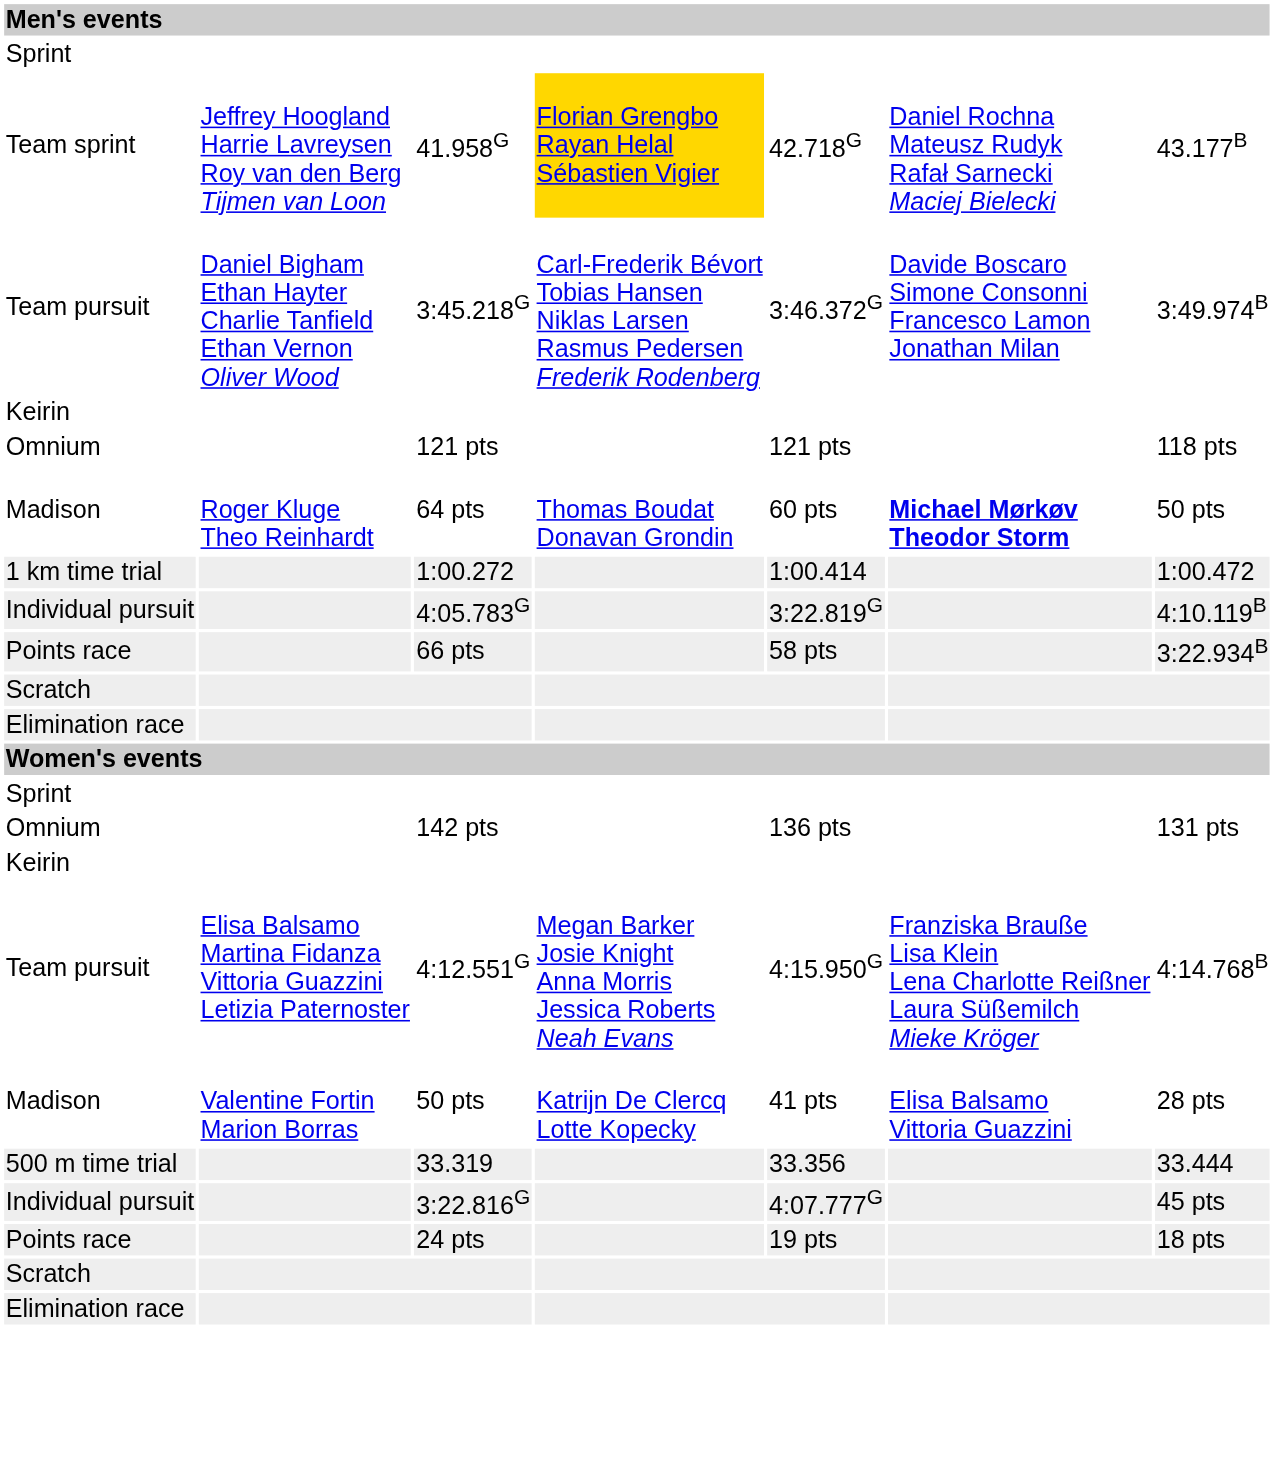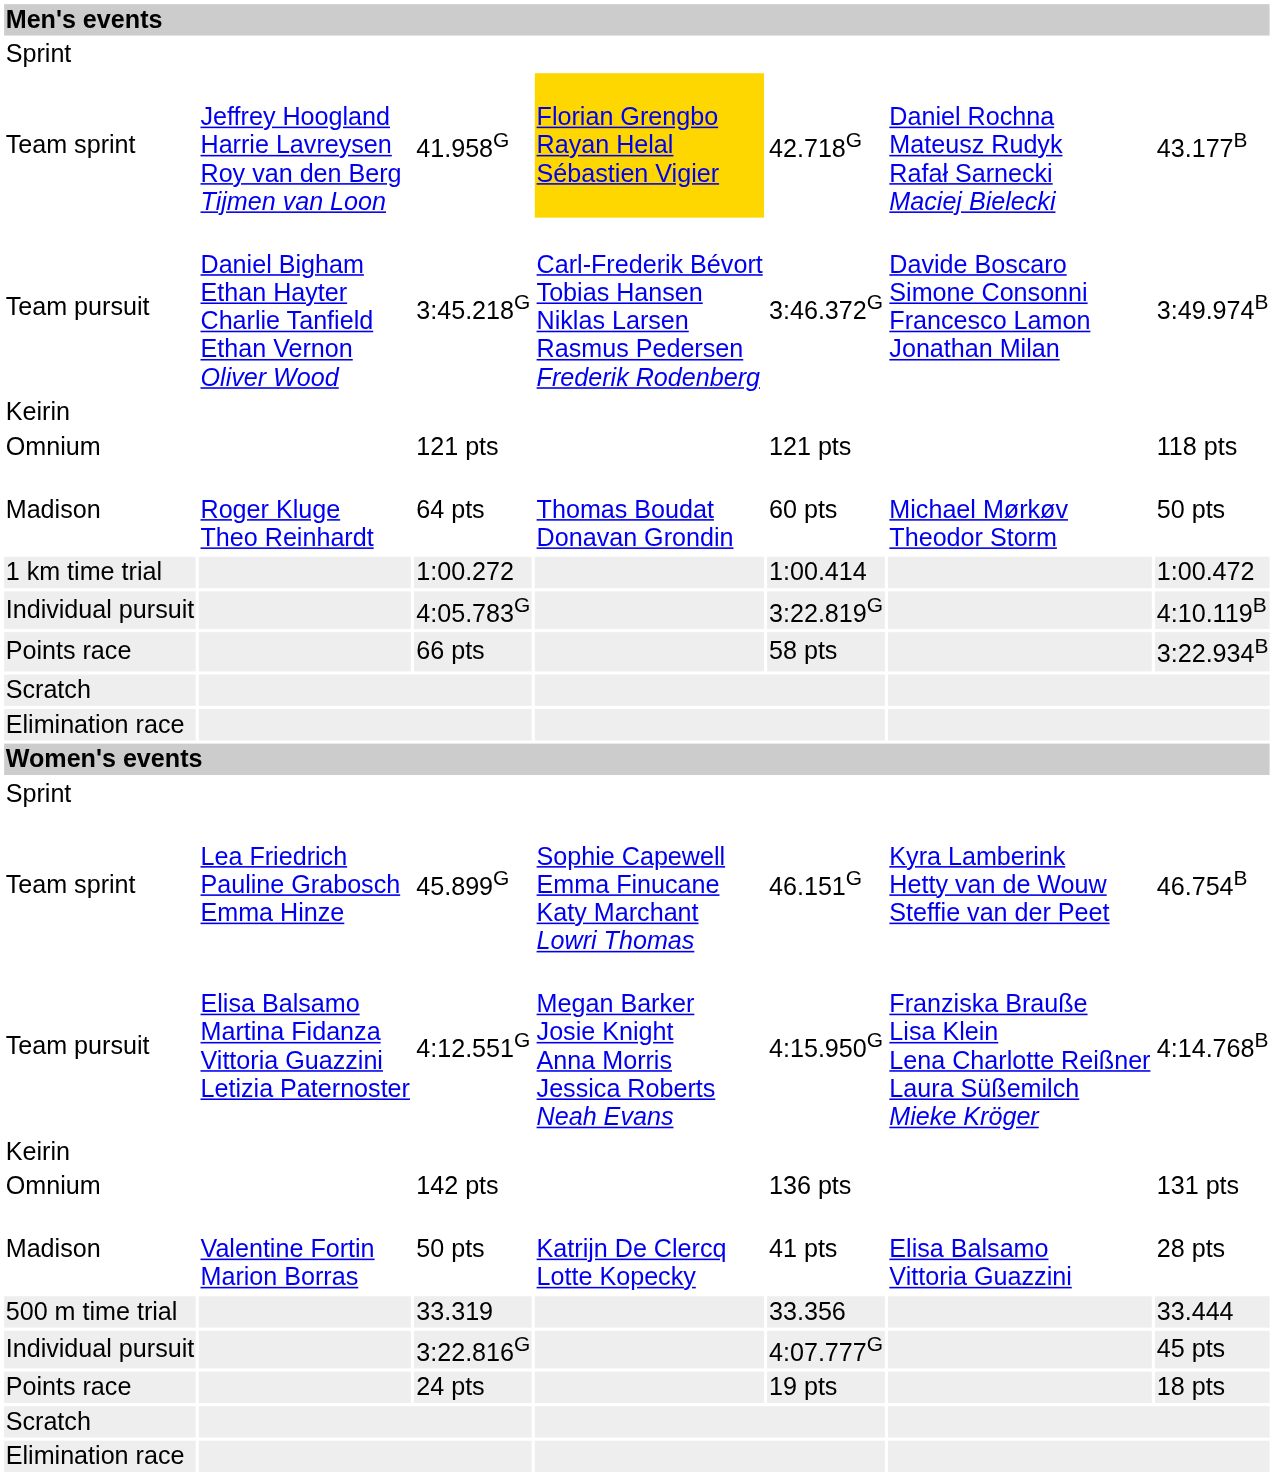(984, 523) bold -> (979, 523) normal
+ row: (71, 884)
rows swapped: (78, 967) <-> (53, 827)
